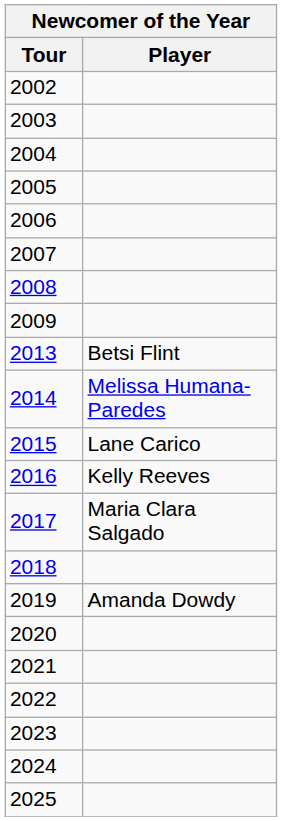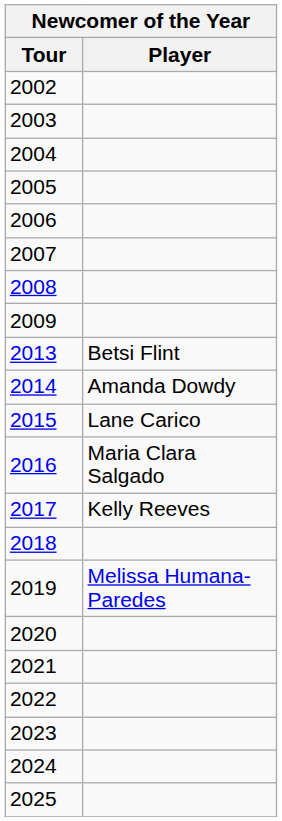(169, 398) Melissa Humana-Paredes -> (162, 386) Amanda Dowdy
(149, 476) Kelly Reeves -> (142, 465) Maria Clara Salgado
(142, 521) Maria Clara Salgado -> (149, 510) Kelly Reeves
(162, 600) Amanda Dowdy -> (169, 588) Melissa Humana-Paredes
